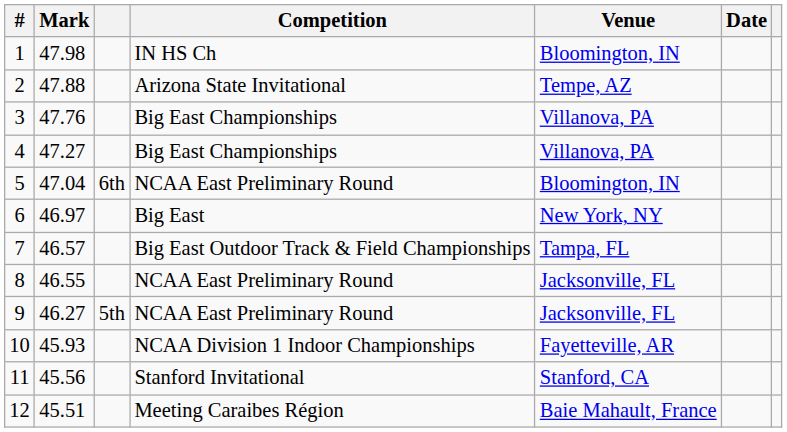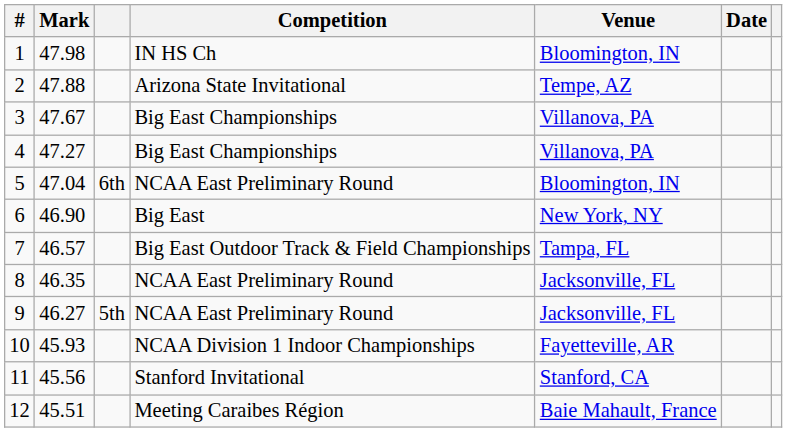(62, 118) 47.76 -> (62, 118) 47.67
(62, 215) 46.97 -> (62, 215) 46.90
(62, 280) 46.55 -> (62, 280) 46.35
